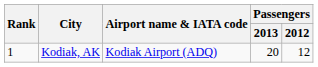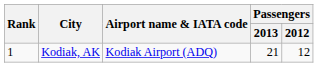(273, 52) 20 -> (273, 52) 21
